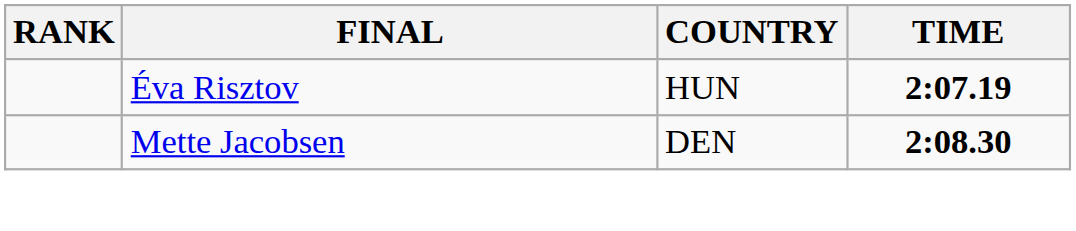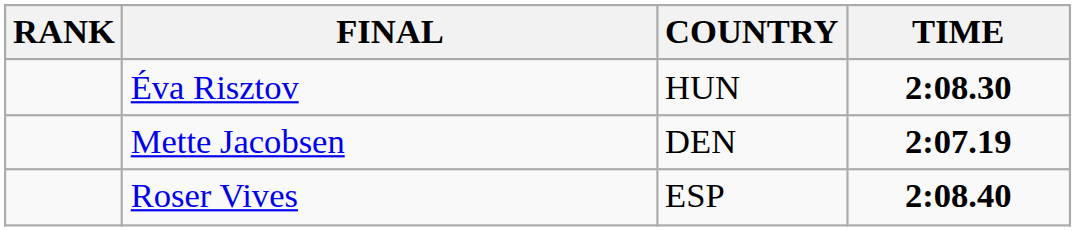(958, 86) 2:07.19 -> (958, 86) 2:08.30
(958, 141) 2:08.30 -> (958, 141) 2:07.19
+ row: (214, 196)
